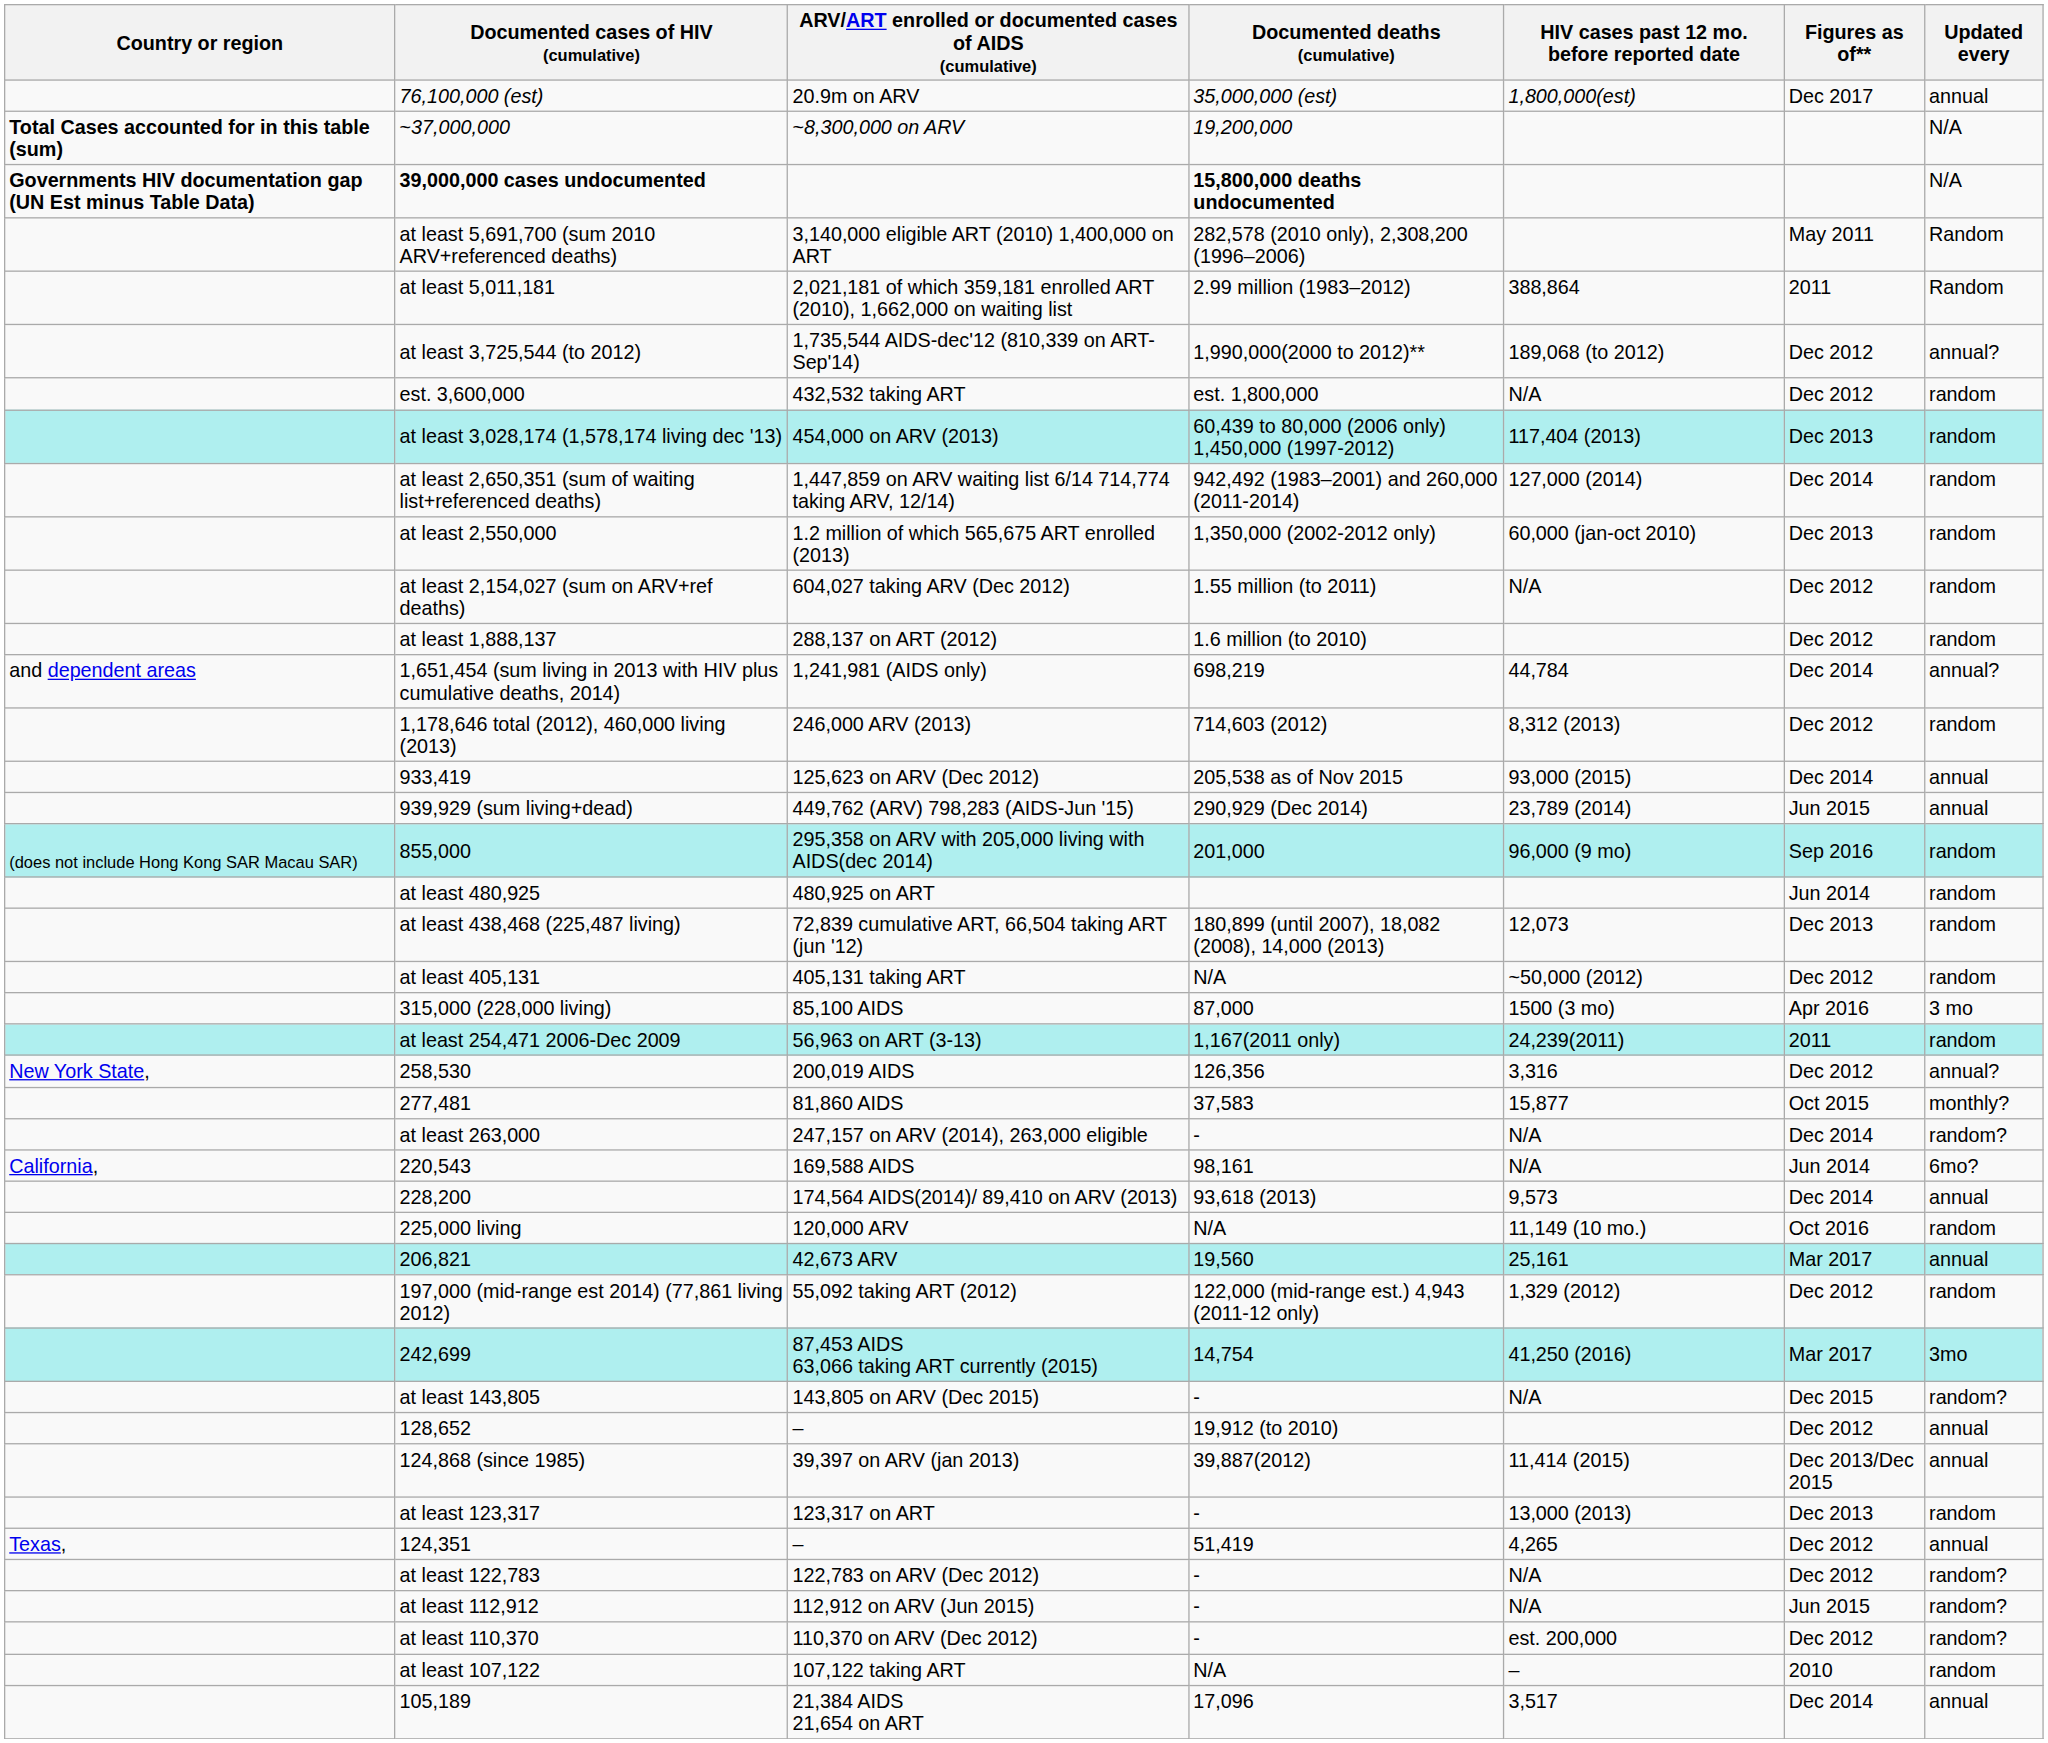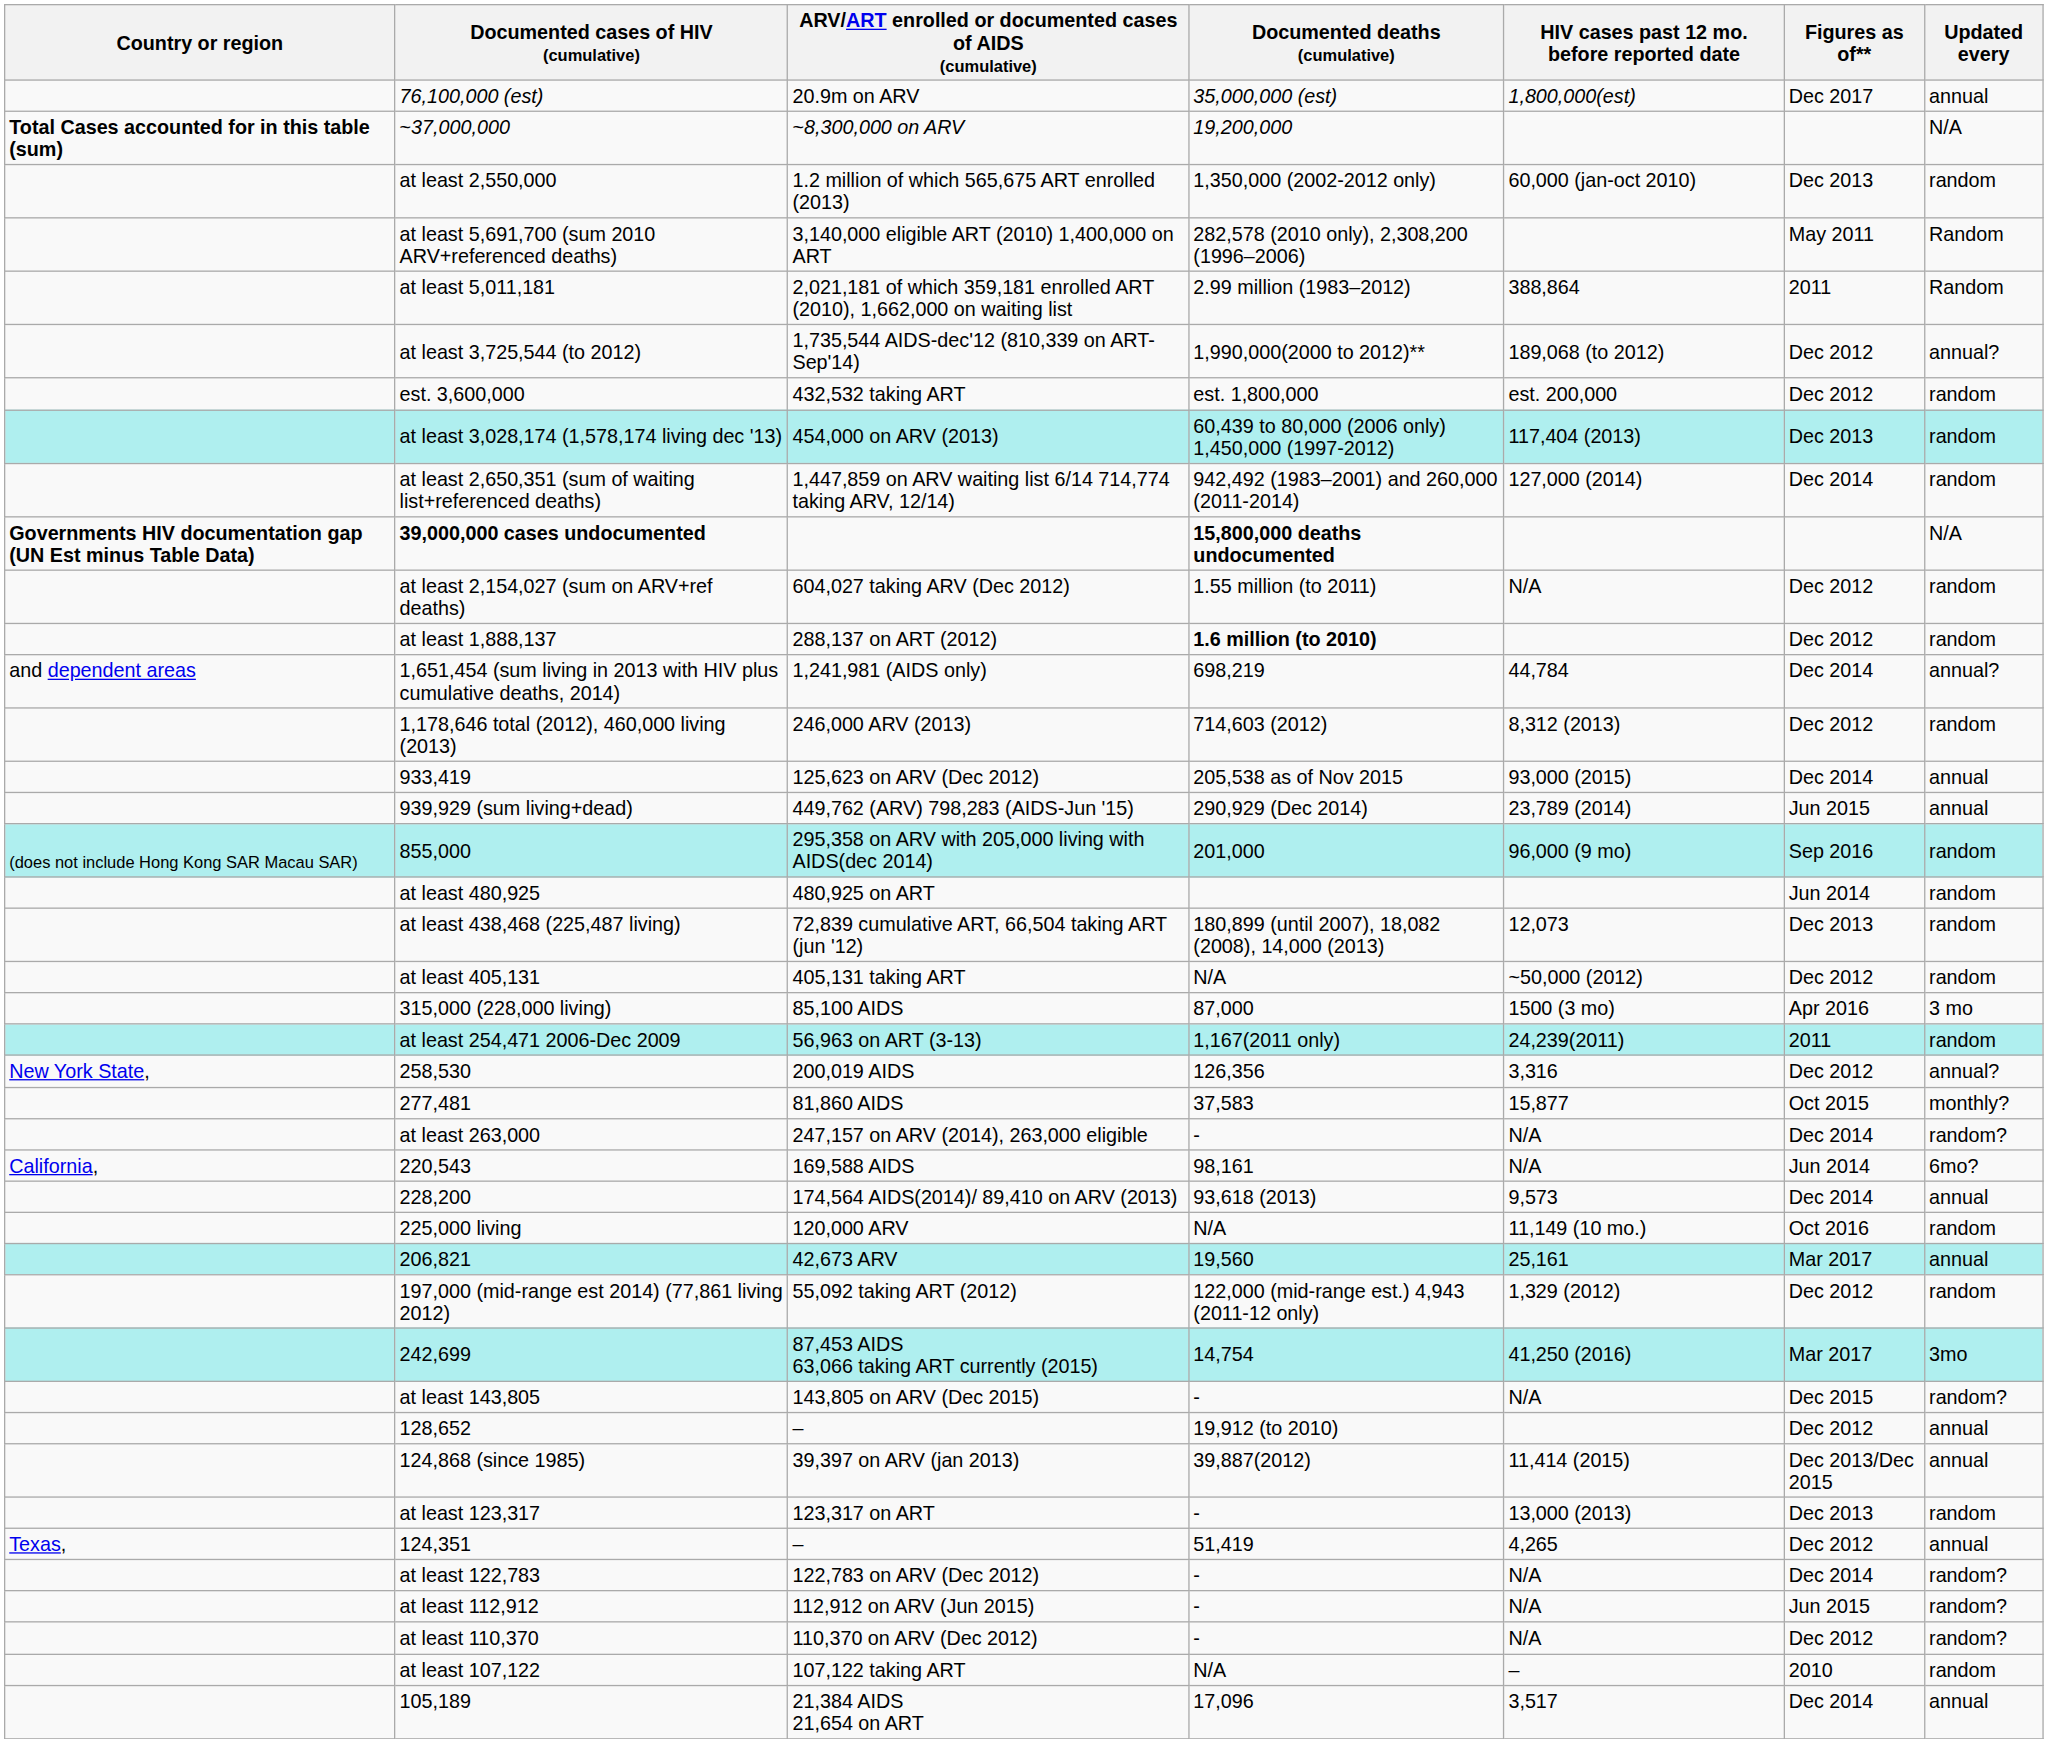rows swapped: (553, 181) <-> (478, 532)
(1525, 394) N/A -> (1563, 394) est. 200,000
(1280, 639) normal -> (1285, 639) bold
(1831, 1576) Dec 2012 -> (1831, 1576) Dec 2014
(1563, 1638) est. 200,000 -> (1525, 1638) N/A
